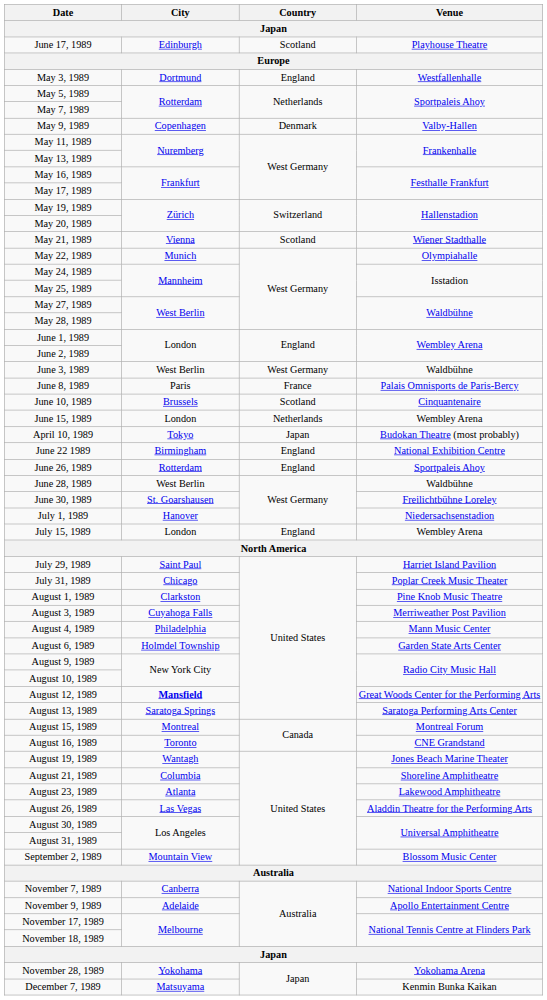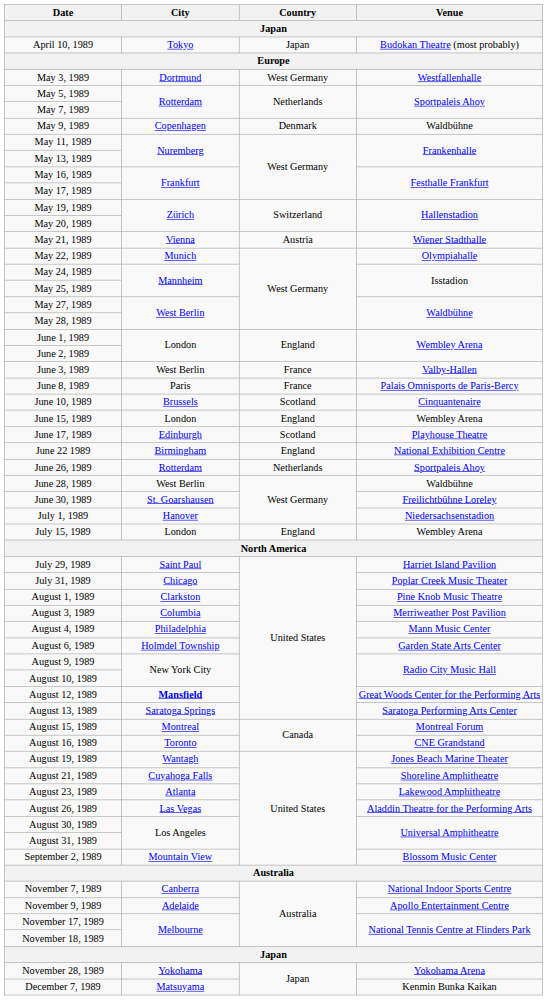rows swapped: (63, 434) <-> (63, 45)
(298, 77) England -> (298, 77) West Germany
(450, 126) Valby-Hallen -> (450, 126) Waldbühne
(298, 239) Scotland -> (298, 239) Austria
(298, 369) West Germany -> (298, 369) France
(450, 369) Waldbühne -> (450, 369) Valby-Hallen
(298, 418) Netherlands -> (298, 418) England
(298, 467) England -> (298, 467) Netherlands
(180, 613) Cuyahoga Falls -> (180, 613) Columbia
(180, 775) Columbia -> (180, 775) Cuyahoga Falls
